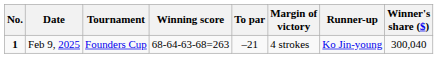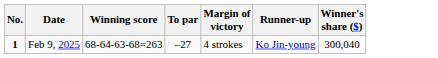- column: (116, 20)
(250, 44) –21 -> (183, 44) –27
